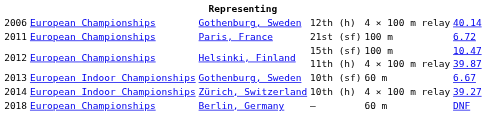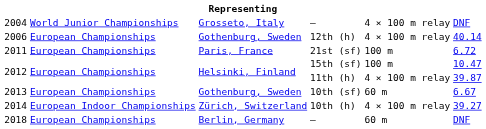+ row: (16, 23)
(113, 78) European Indoor Championships -> (93, 92) European Championships
